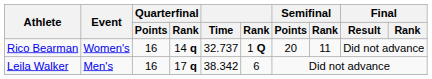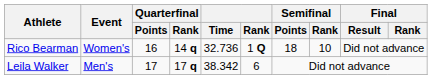(221, 48) 32.737 -> (221, 48) 32.736
(291, 48) 20 -> (291, 48) 18
(325, 48) 11 -> (325, 48) 10
(151, 66) 16 -> (151, 66) 17
